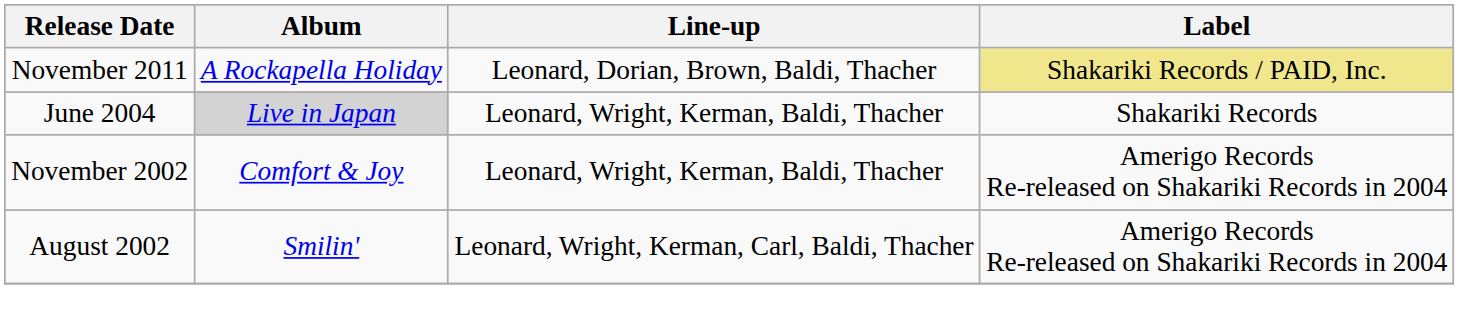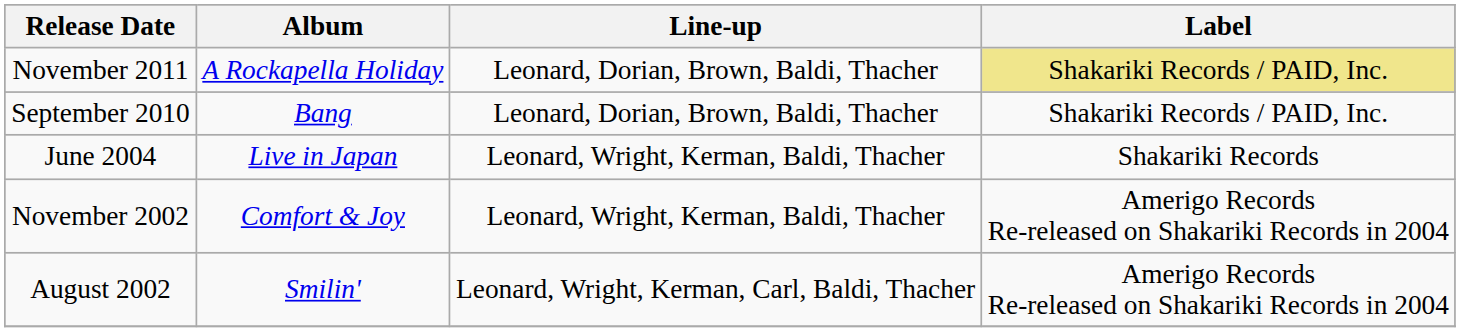+ row: (100, 112)
(321, 112) lightgrey background -> (323, 156) no background
